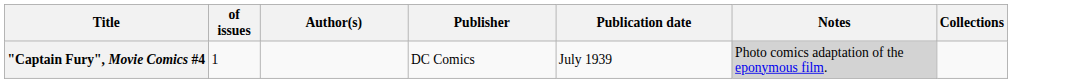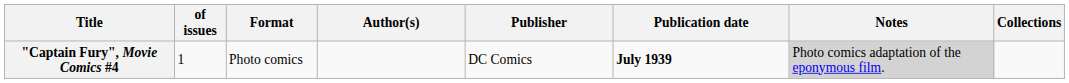+ column: (272, 22)
(585, 59) normal -> (644, 59) bold
